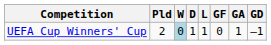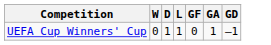- column: (162, 13)
(181, 31) lightblue background -> (155, 31) no background
